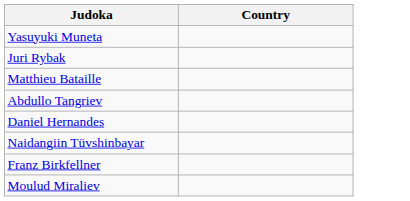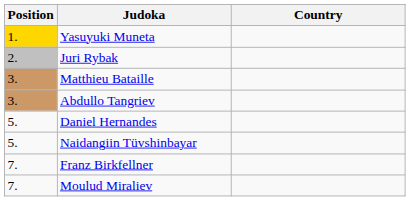+ column: (31, 15)
